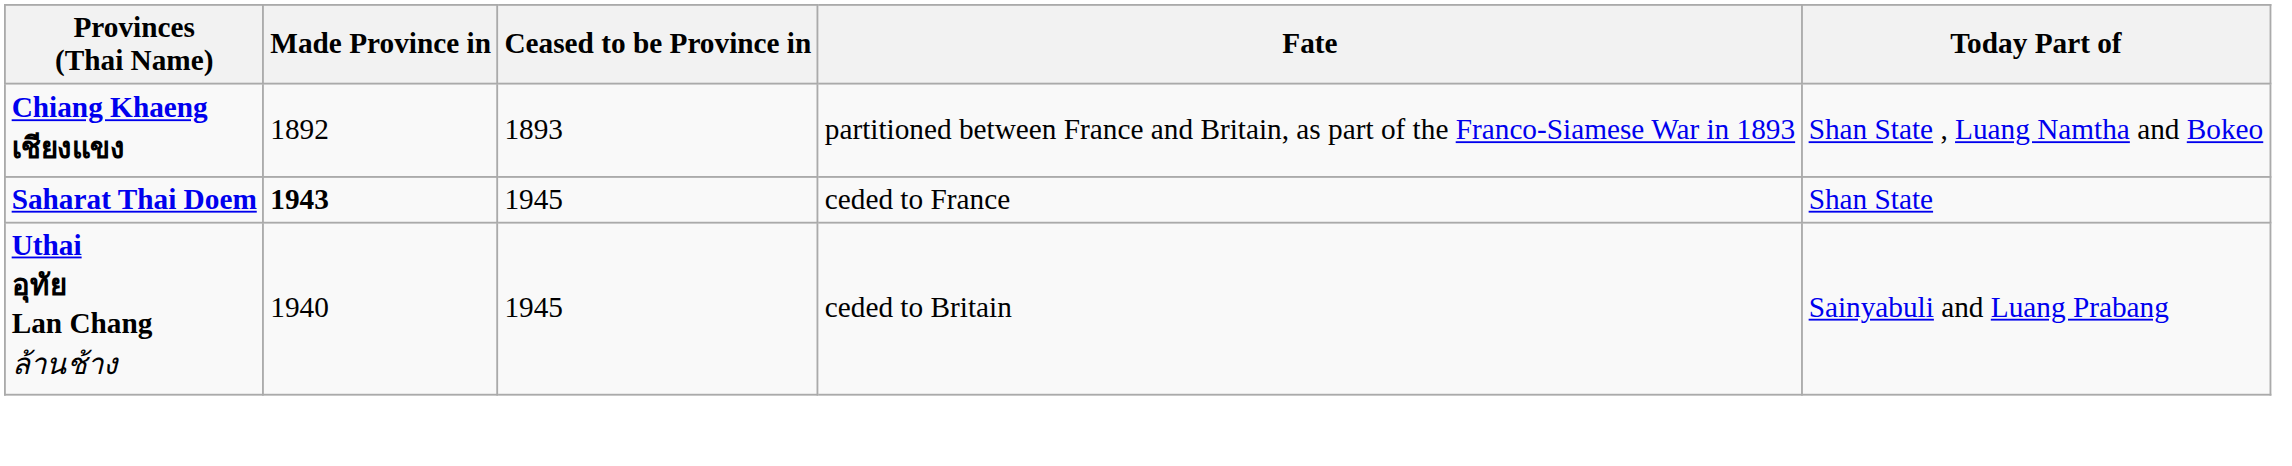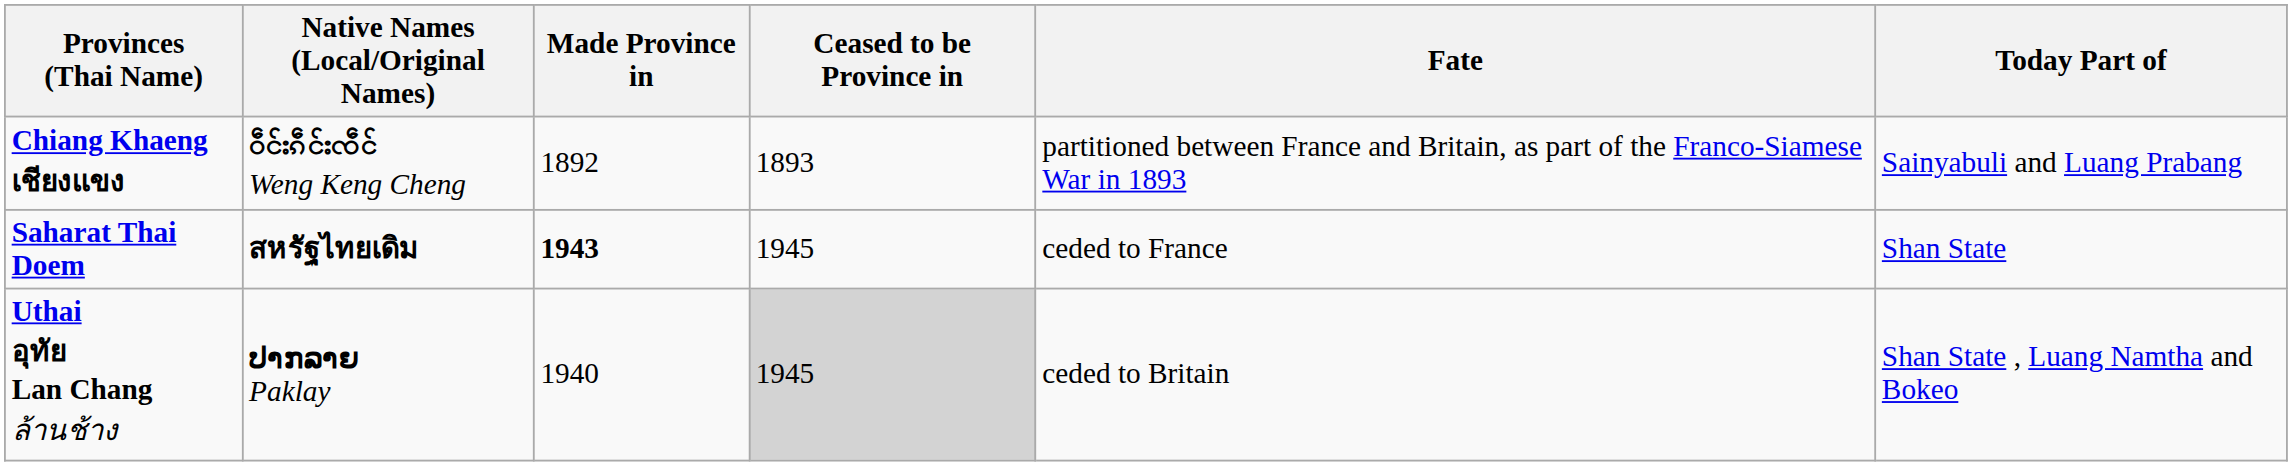+ column: (388, 60)
(2036, 129) Shan State , Luang Namtha and Bokeo -> (2062, 162) Sainyabuli and Luang Prabang
(534, 307) no background -> (785, 373) lightgrey background
(1989, 307) Sainyabuli and Luang Prabang -> (2067, 373) Shan State , Luang Namtha and Bokeo
